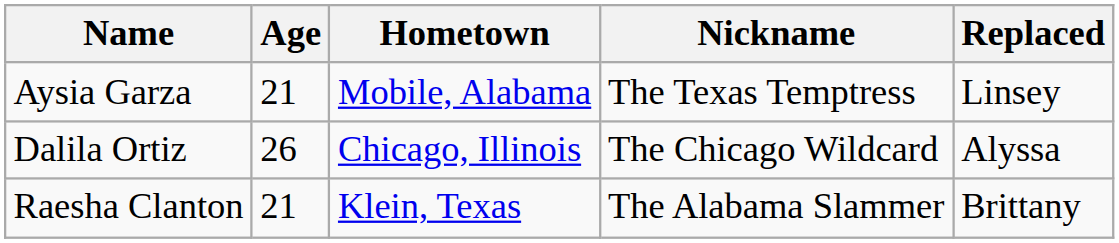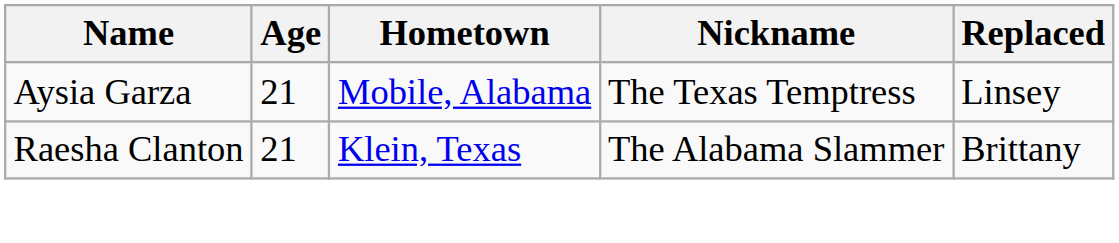- row: (100, 149)
